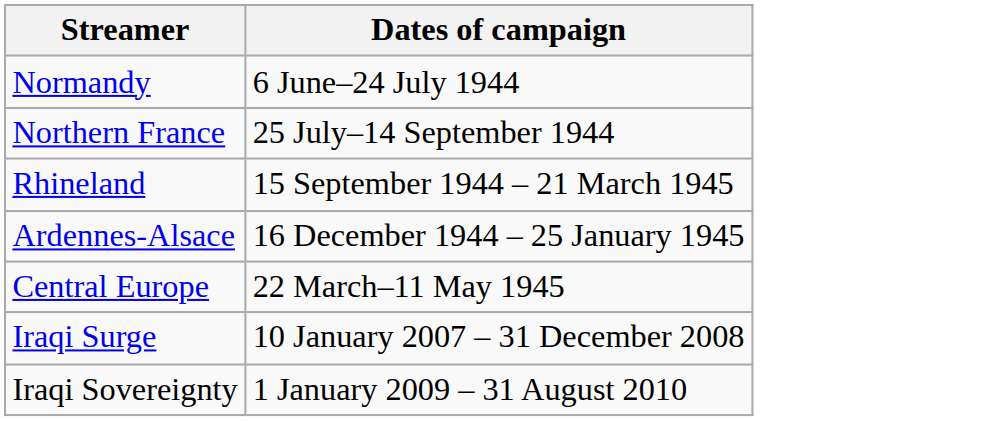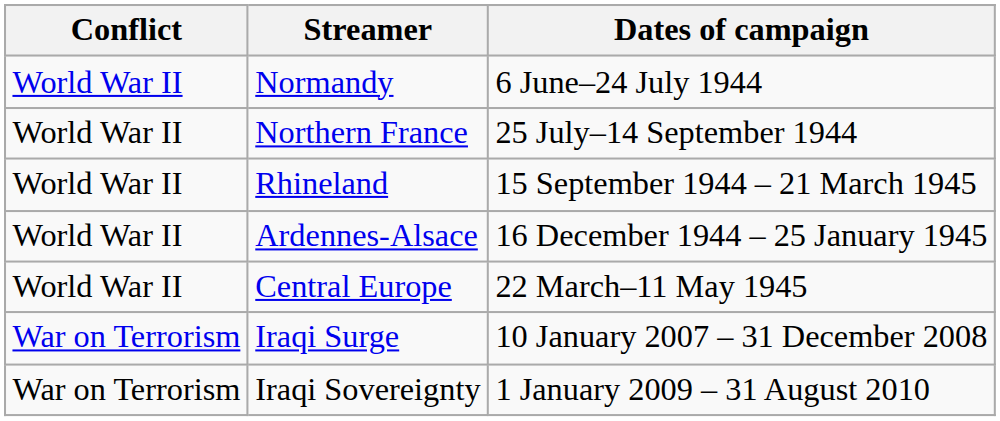+ column: (126, 30)
